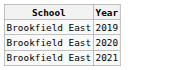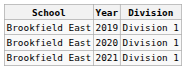+ column: (151, 12)
